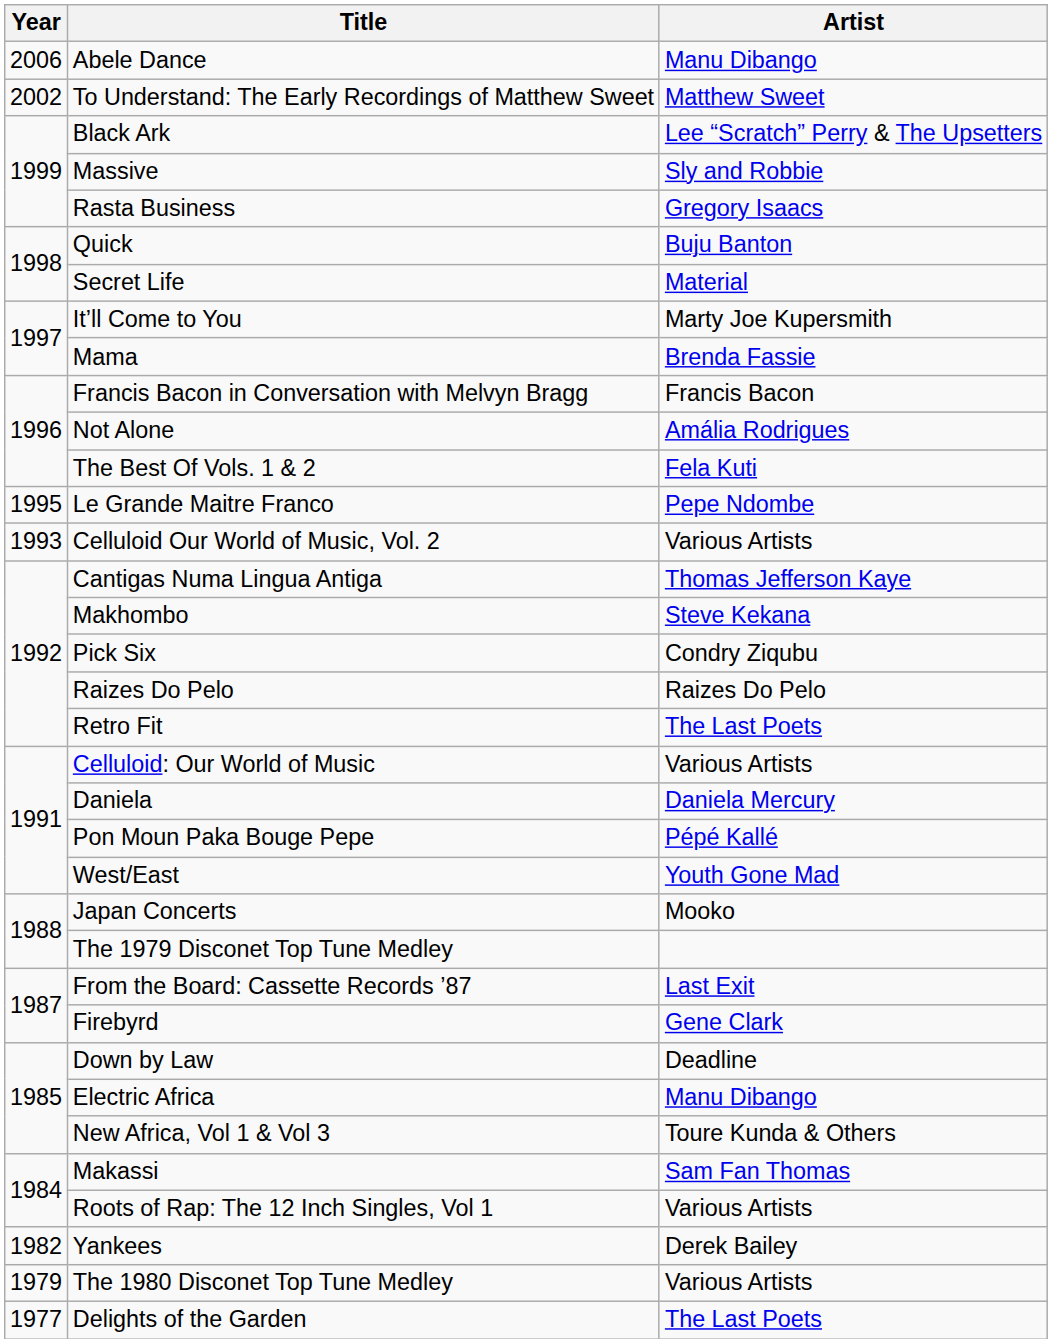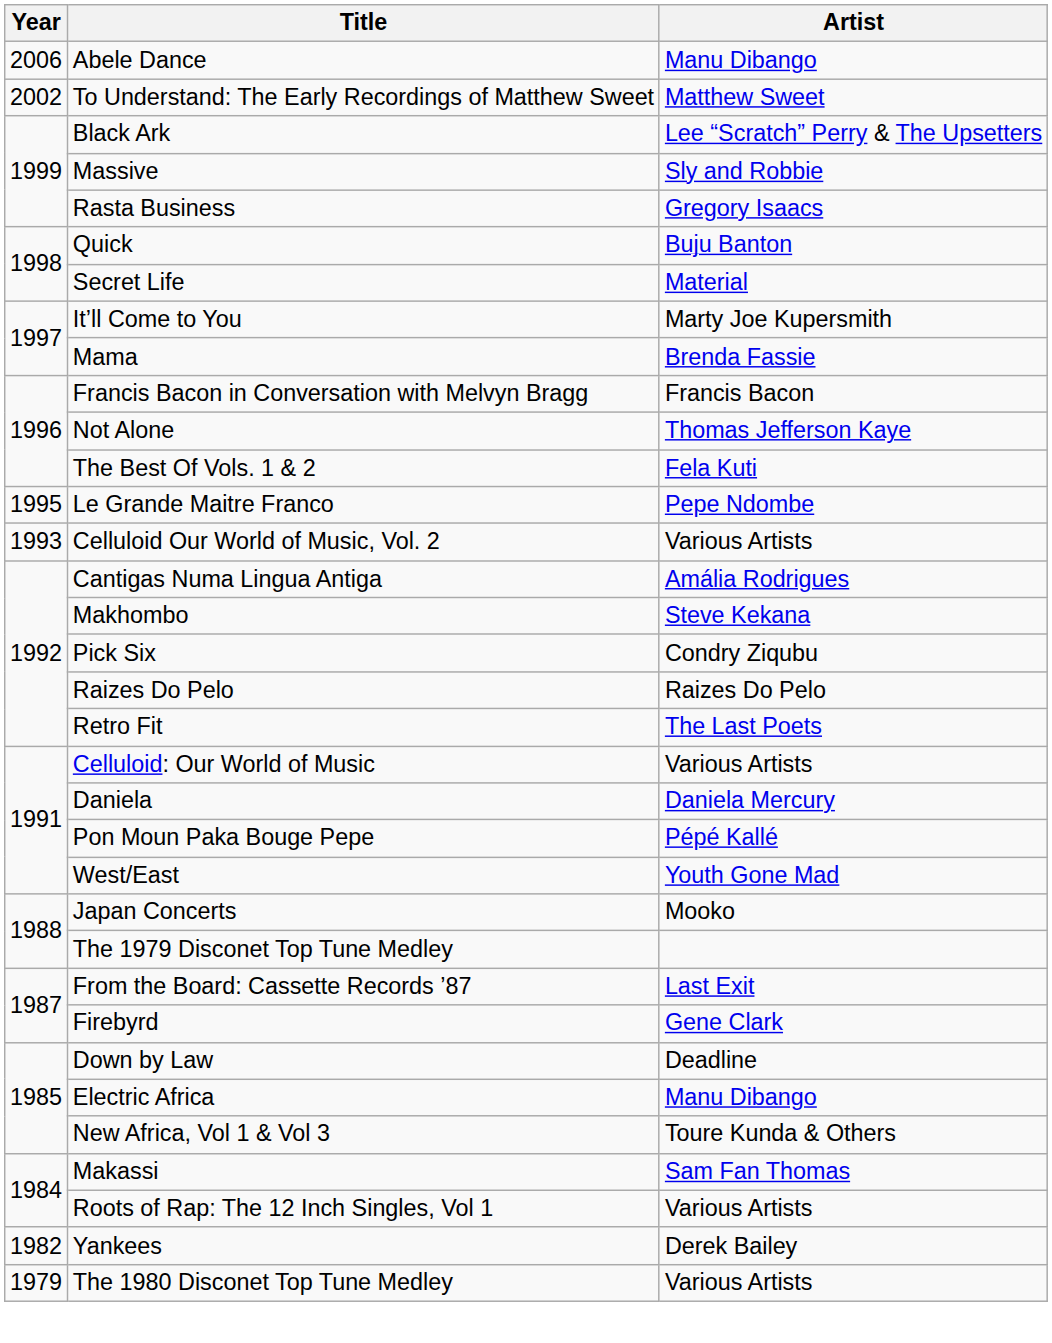(757, 430) Amália Rodrigues -> (788, 430) Thomas Jefferson Kaye
(788, 578) Thomas Jefferson Kaye -> (757, 578) Amália Rodrigues
- row: (190, 1319)
